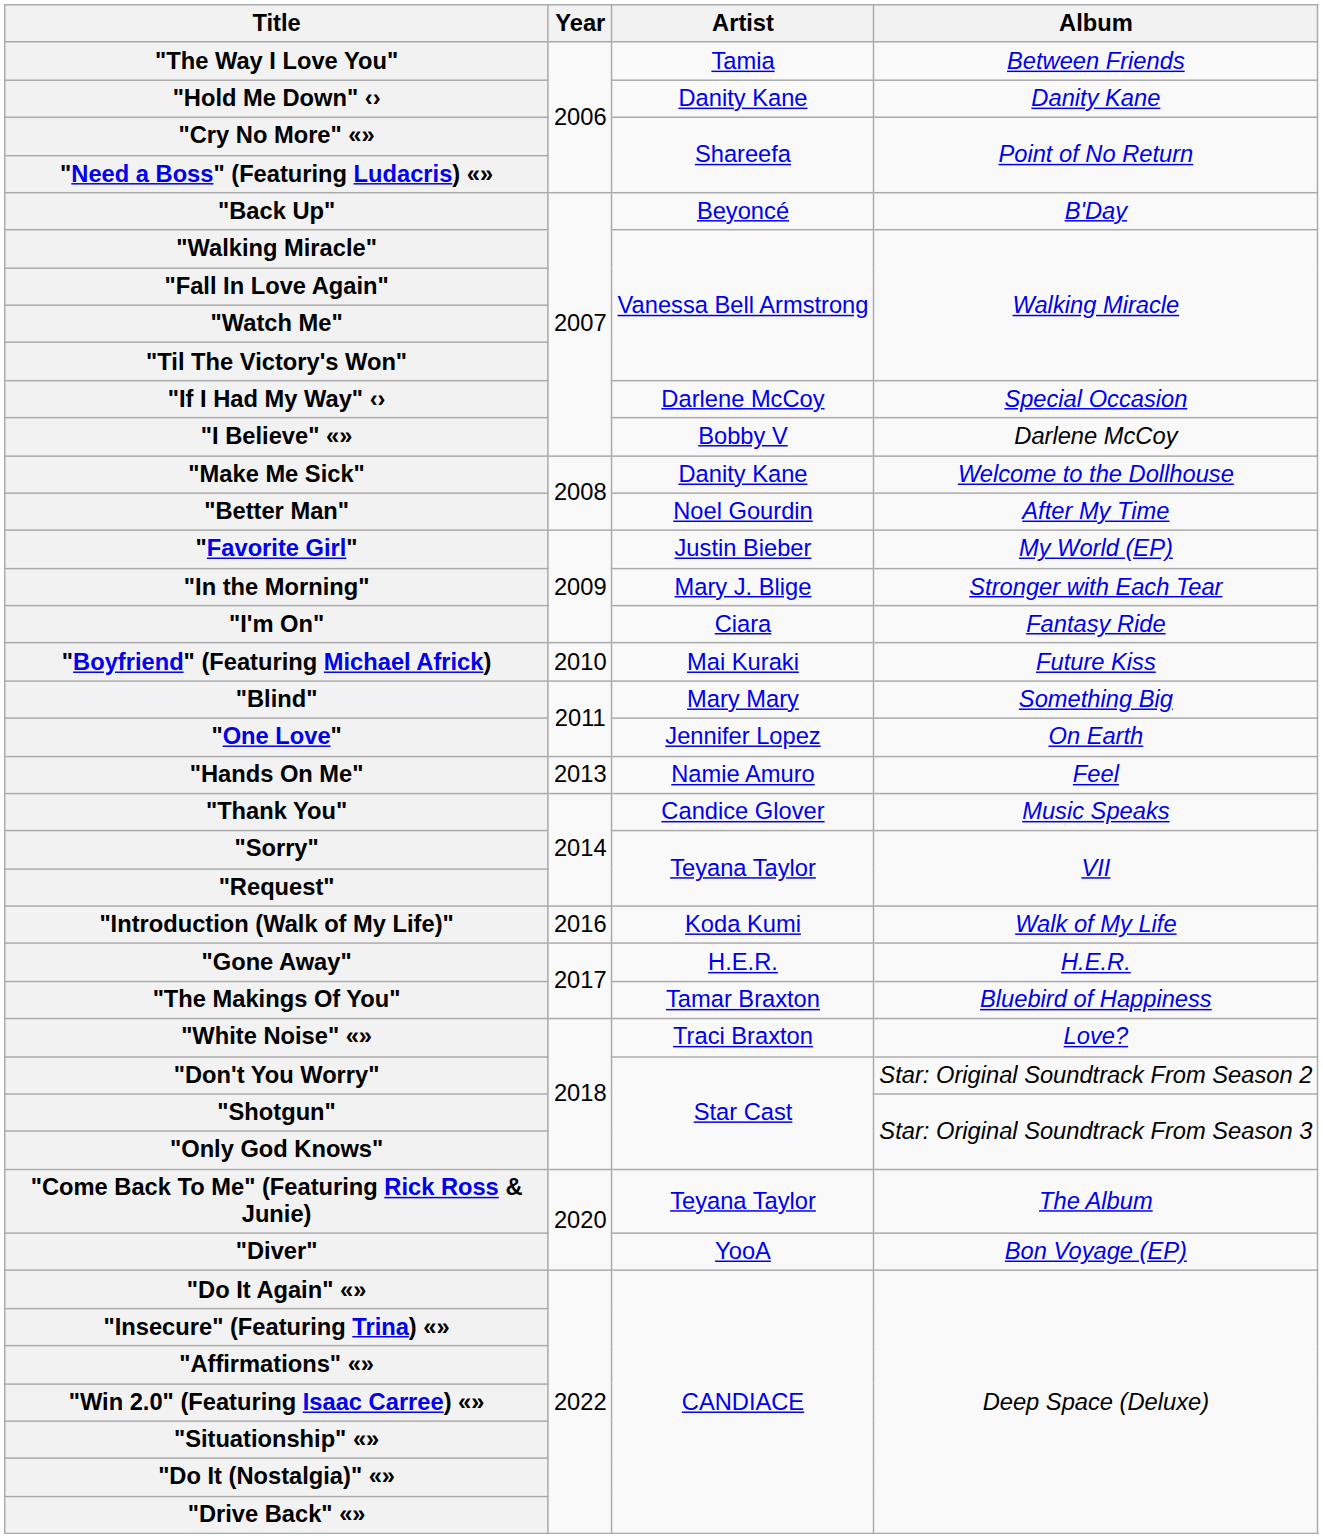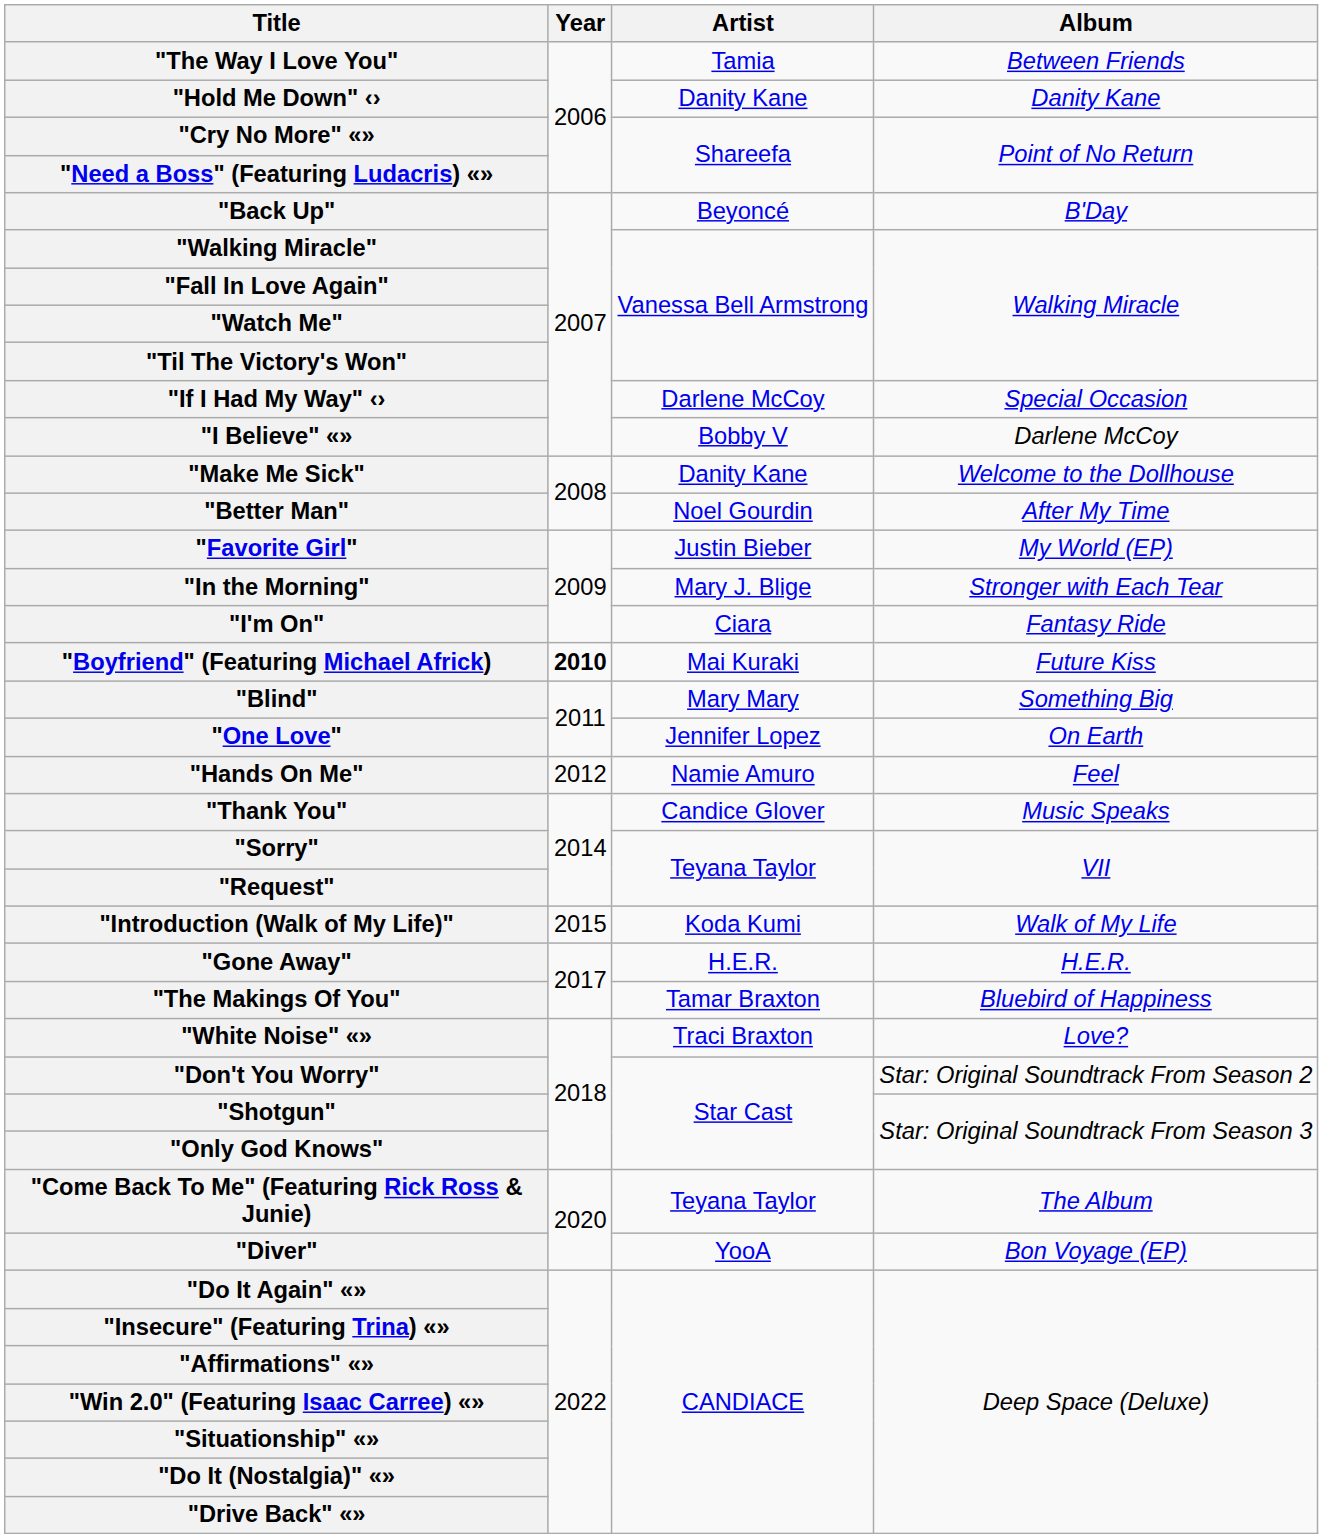(580, 661) normal -> (580, 661) bold
(580, 774) 2013 -> (580, 774) 2012
(580, 924) 2016 -> (580, 924) 2015
